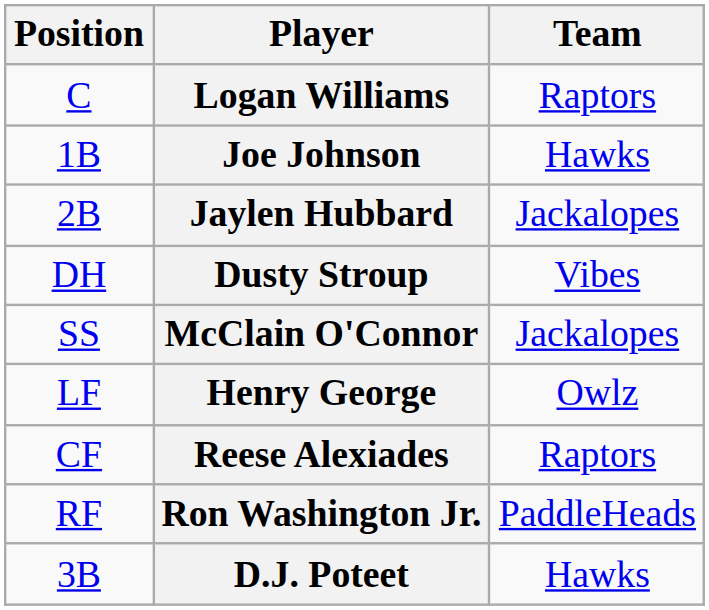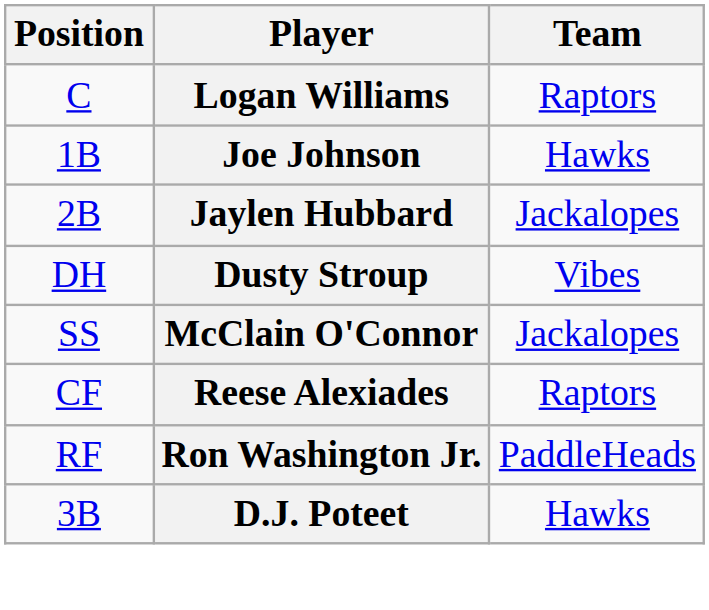- row: (321, 393)
